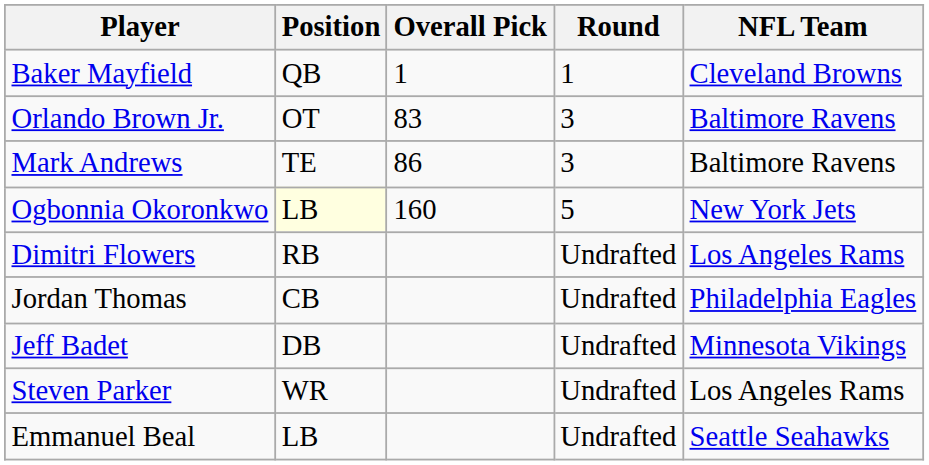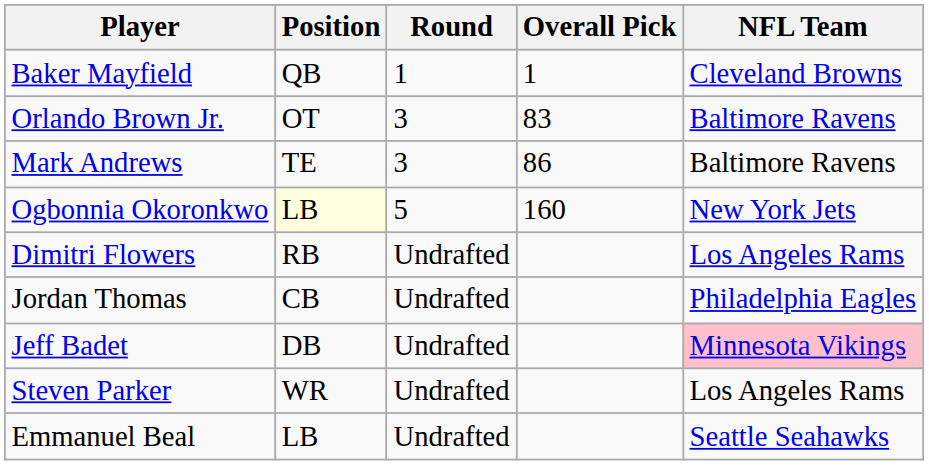columns swapped: (618, 27) <-> (470, 27)
(798, 345) no background -> (798, 345) pink background
